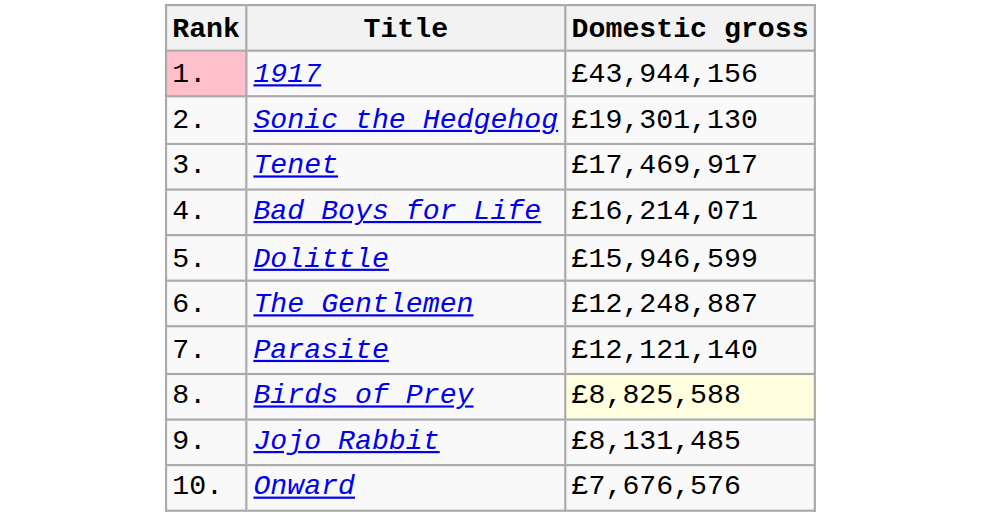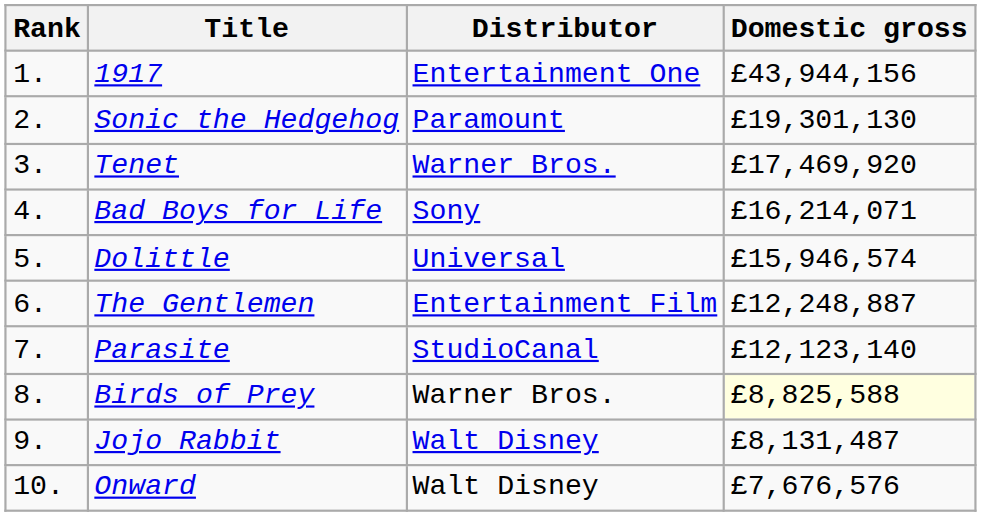+ column: (565, 28)
(189, 74) pink background -> (30, 74) no background
(665, 166) £17,469,917 -> (824, 166) £17,469,920
(665, 258) £15,946,599 -> (824, 258) £15,946,574
(665, 350) £12,121,140 -> (824, 350) £12,123,140
(656, 442) £8,131,485 -> (815, 442) £8,131,487
